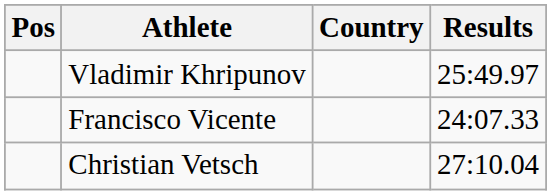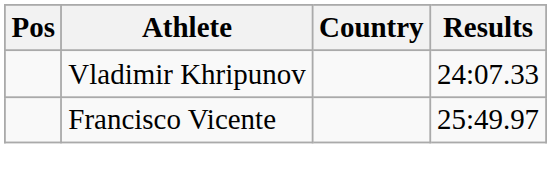(488, 73) 25:49.97 -> (488, 73) 24:07.33
(488, 119) 24:07.33 -> (488, 119) 25:49.97
- row: (163, 165)
